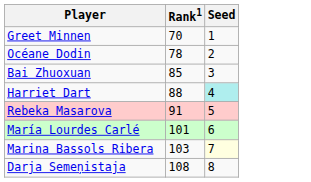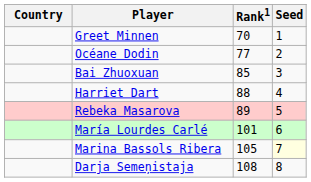+ column: (38, 15)
(175, 55) 78 -> (243, 55) 77
(211, 92) paleturquoise background -> (279, 92) no background
(175, 111) 91 -> (243, 111) 89
(179, 149) 103 -> (247, 149) 105
